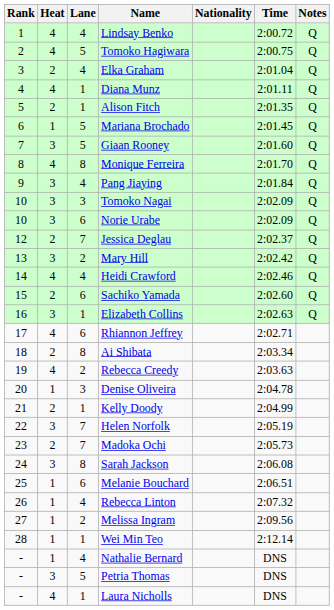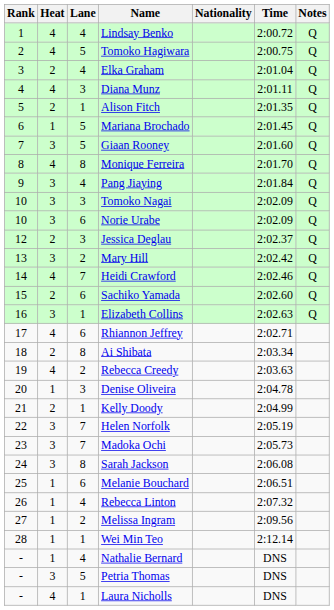(83, 88) 1 -> (83, 88) 3
(83, 239) 7 -> (83, 239) 3
(83, 276) 4 -> (83, 276) 7
(52, 445) 2 -> (52, 445) 3
